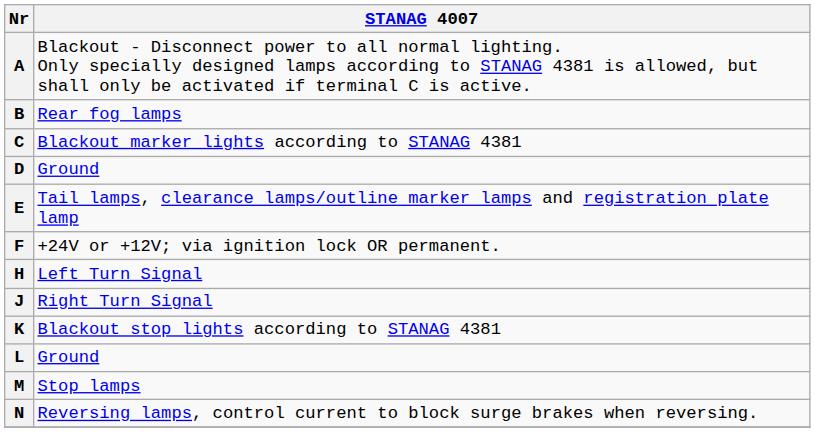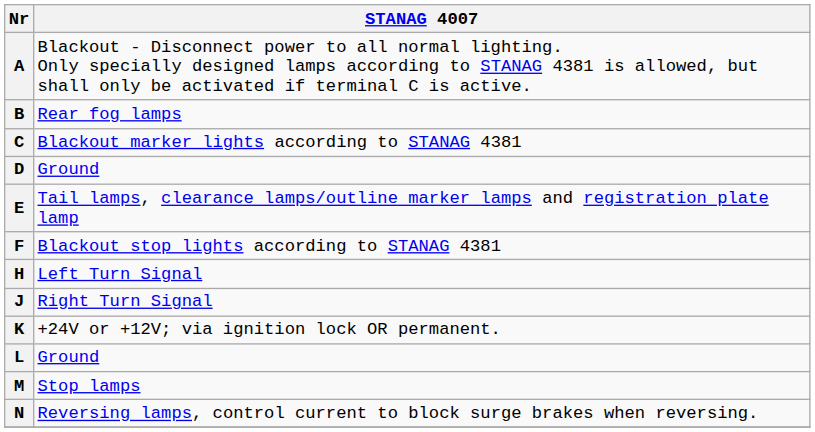(269, 246) +24V or +12V; via ignition lock OR permanent. -> (269, 246) Blackout stop lights according to STANAG 4381
(269, 330) Blackout stop lights according to STANAG 4381 -> (269, 330) +24V or +12V; via ignition lock OR permanent.
